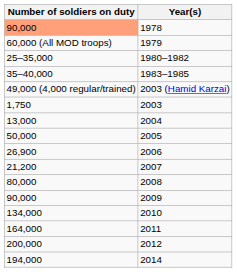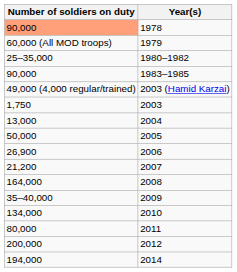(30, 74) 35–40,000 -> (21, 74) 90,000
(21, 182) 80,000 -> (24, 182) 164,000
(21, 197) 90,000 -> (30, 197) 35–40,000
(24, 228) 164,000 -> (21, 228) 80,000
